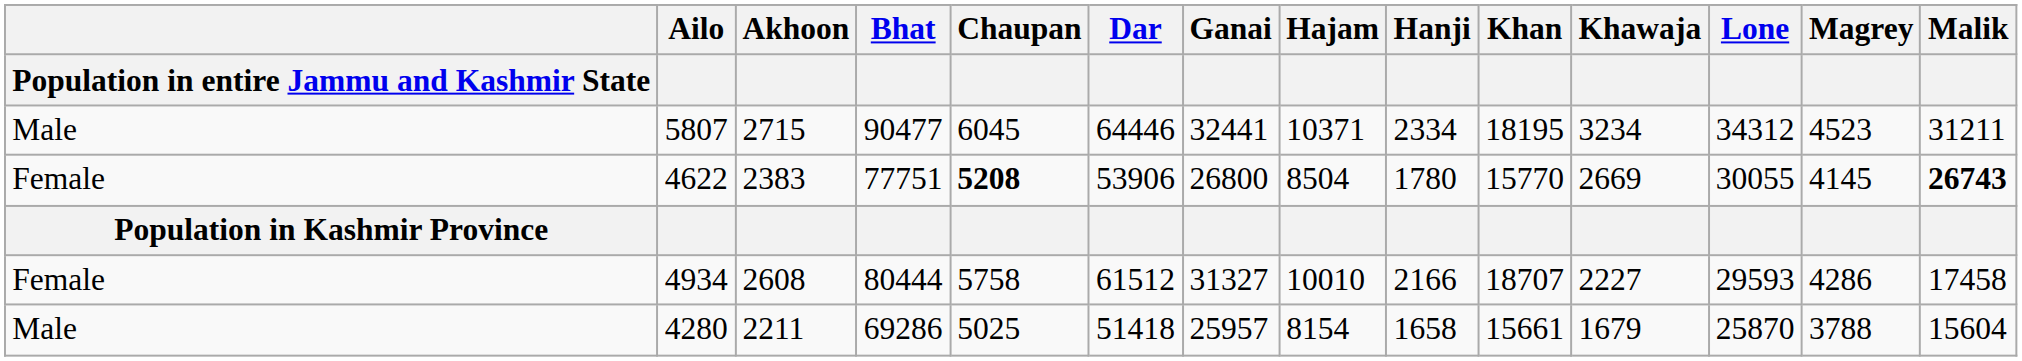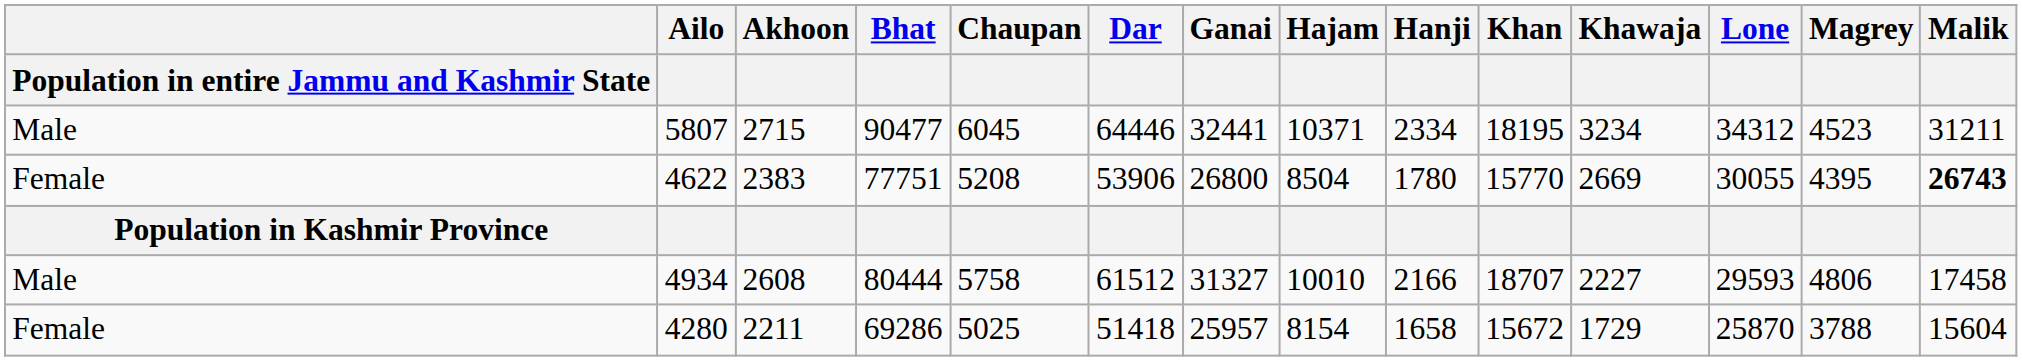(989, 179) bold -> (989, 179) normal
(1841, 179) 4145 -> (1841, 179) 4395
(59, 279) Female -> (45, 279) Male
(1841, 279) 4286 -> (1841, 279) 4806
(45, 329) Male -> (59, 329) Female
(1525, 329) 15661 -> (1525, 329) 15672
(1610, 329) 1679 -> (1610, 329) 1729
